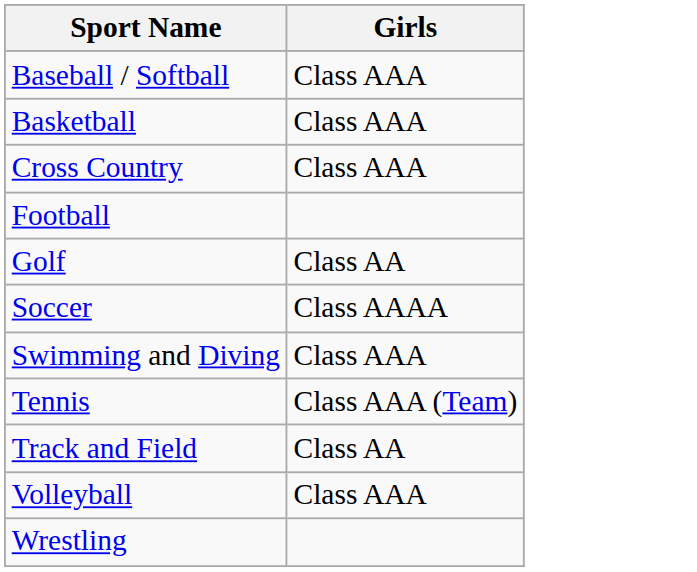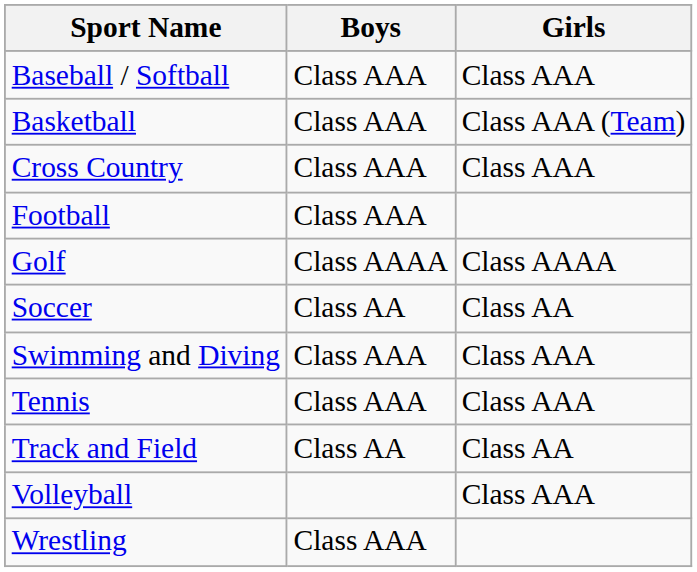+ column: (371, 27)
(360, 121) Class AAA -> (574, 121) Class AAA (Team)
(350, 261) Class AA -> (539, 261) Class AAAA
(371, 307) Class AAAA -> (518, 307) Class AA
(405, 401) Class AAA (Team) -> (528, 401) Class AAA
